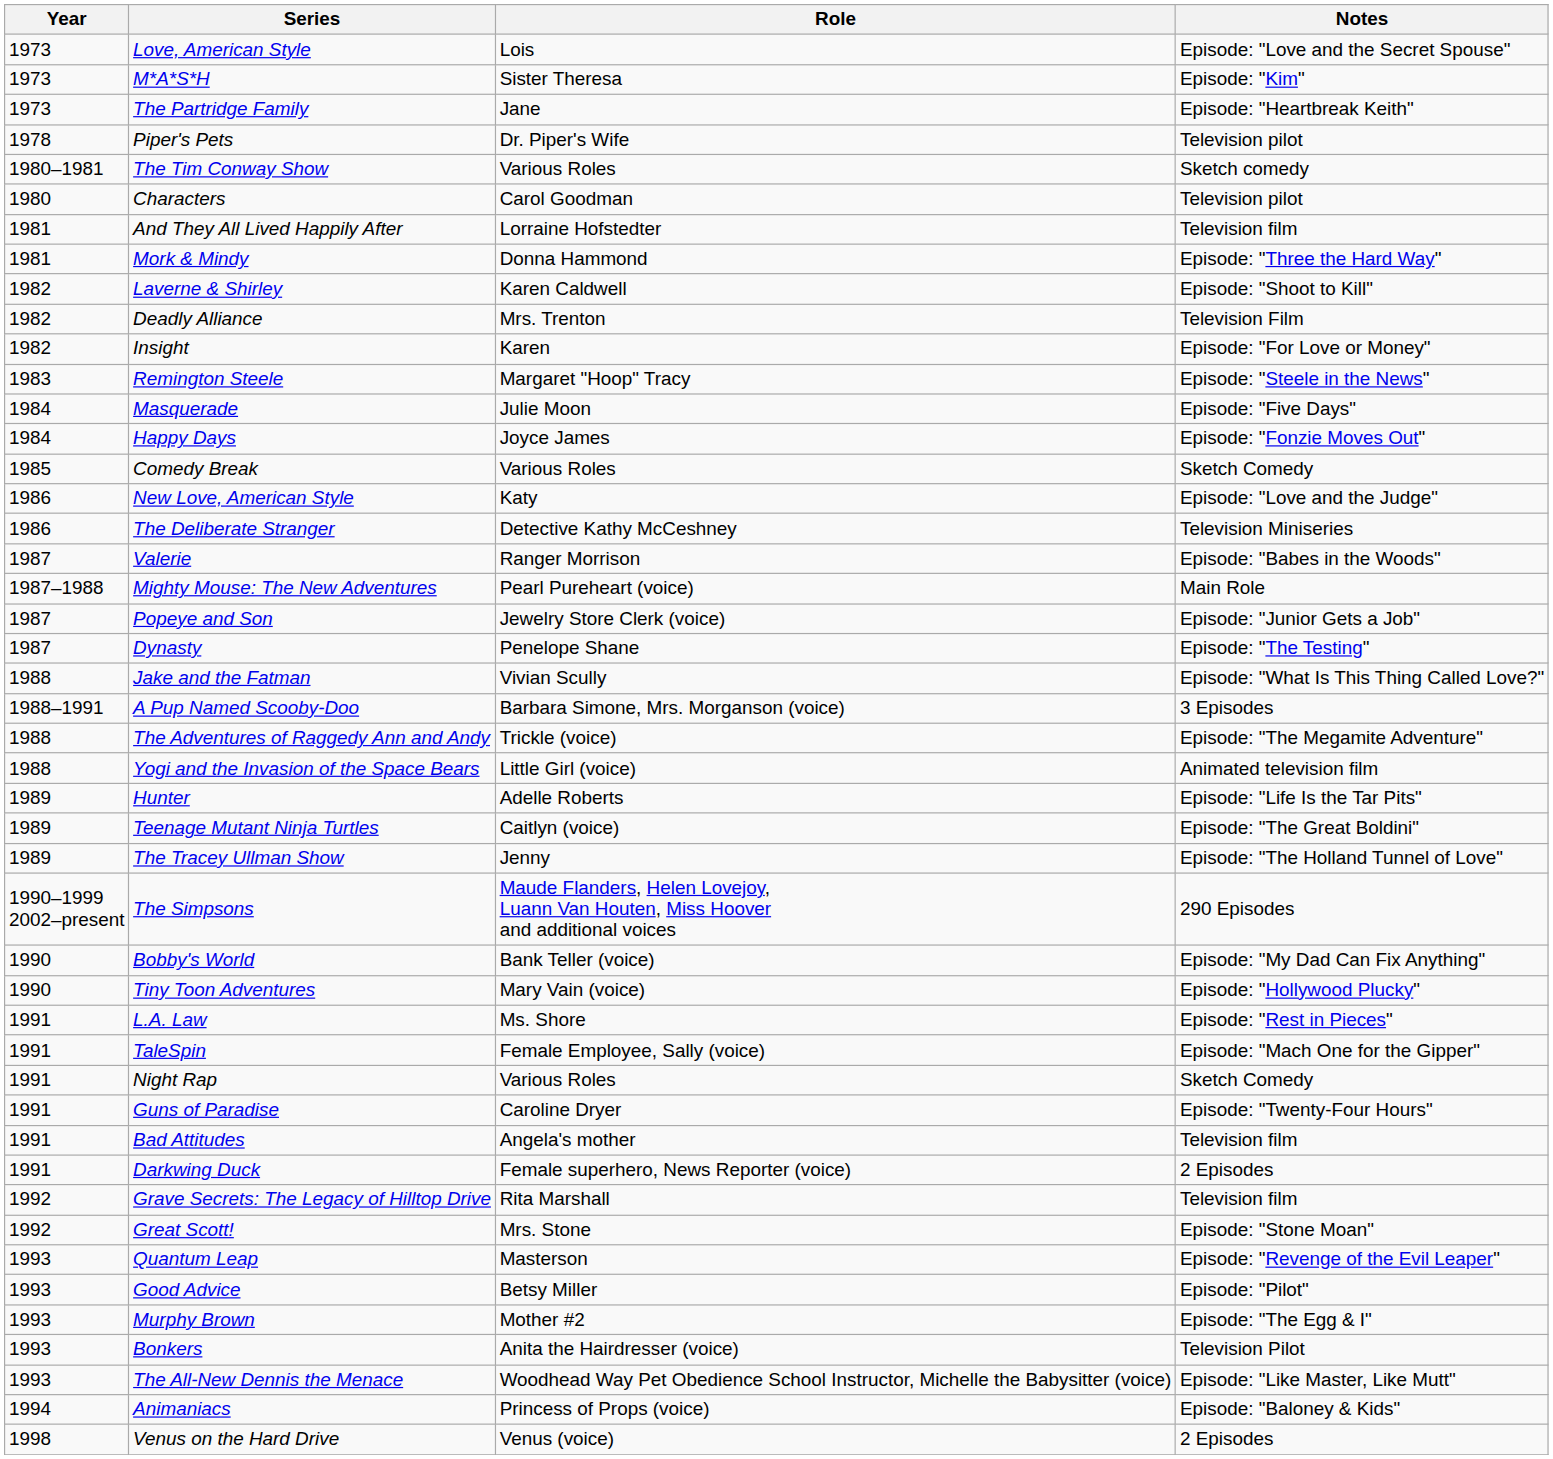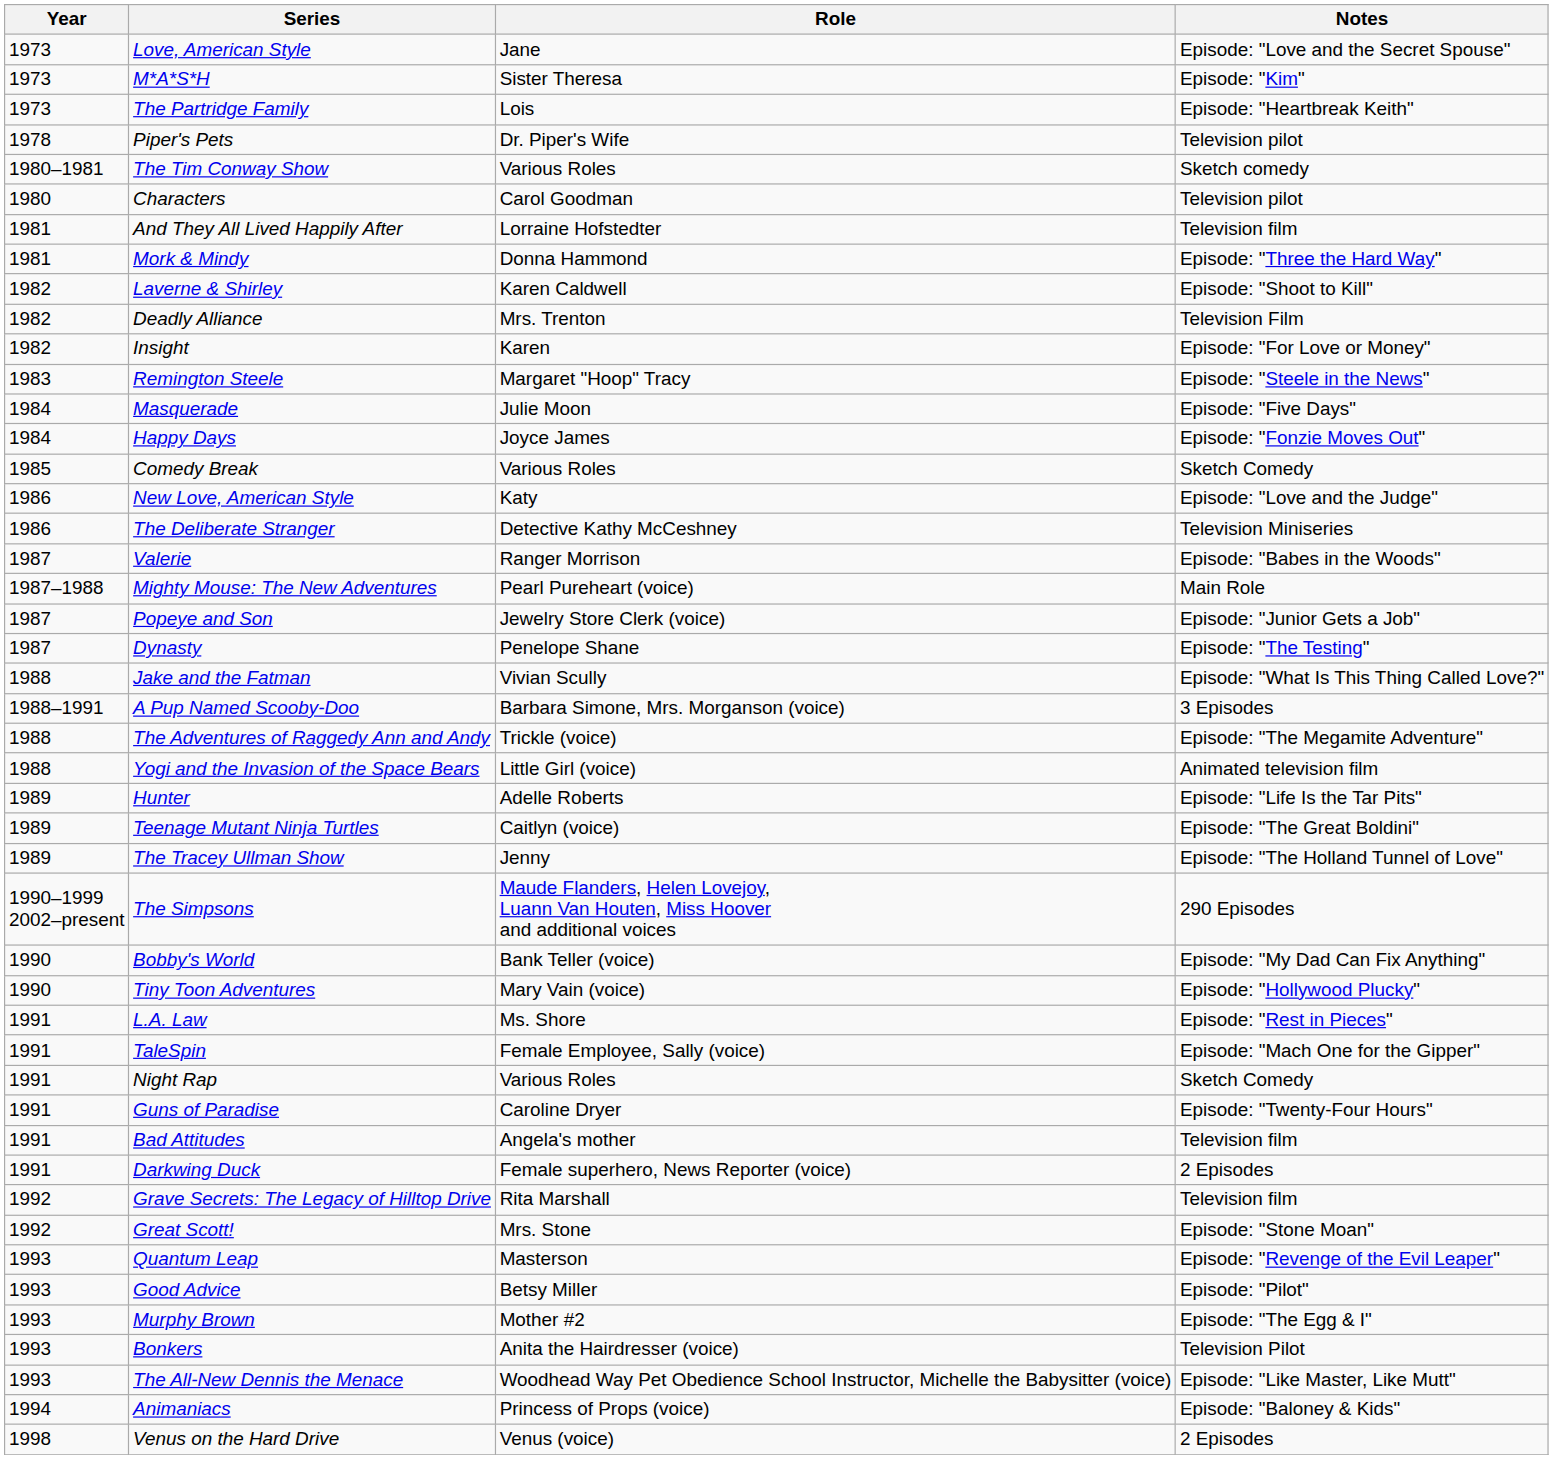(517, 49) Lois -> (520, 49) Jane
(520, 109) Jane -> (517, 109) Lois
